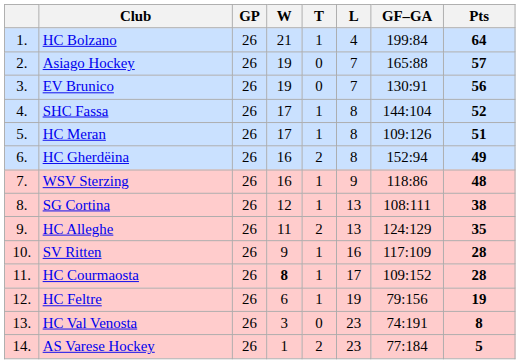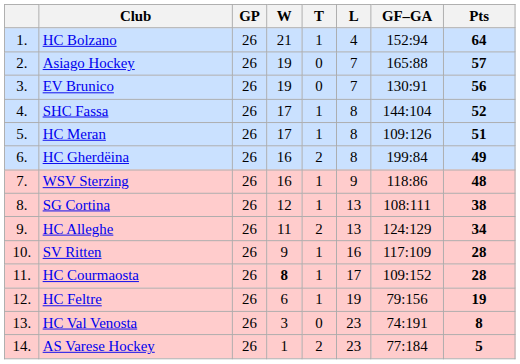(407, 39) 199:84 -> (407, 39) 152:94
(407, 157) 152:94 -> (407, 157) 199:84
(479, 228) 35 -> (479, 228) 34
